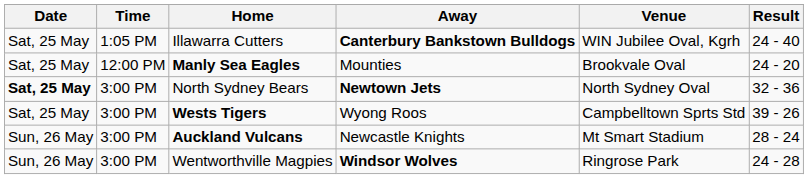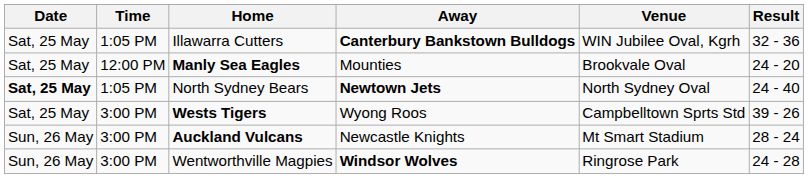(776, 40) 24 - 40 -> (776, 40) 32 - 36
(129, 88) 3:00 PM -> (129, 88) 1:05 PM
(776, 88) 32 - 36 -> (776, 88) 24 - 40
